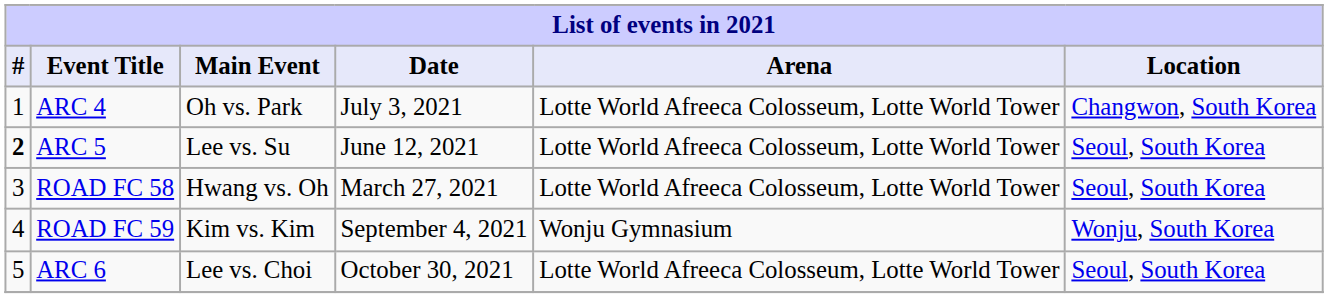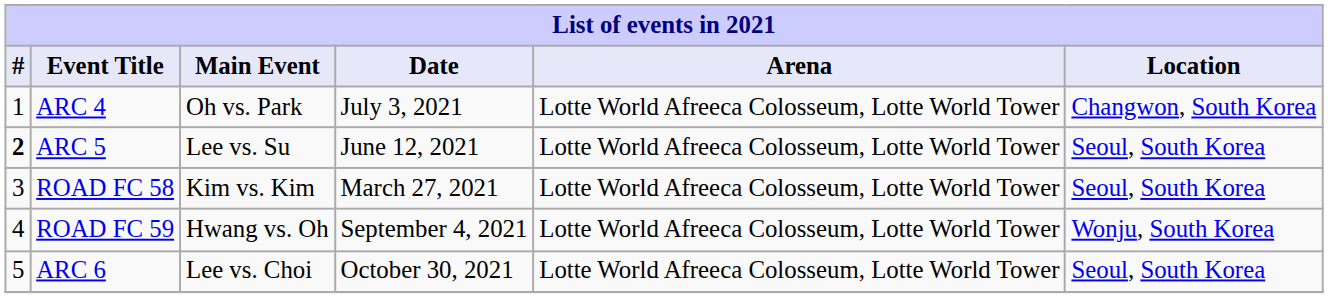(257, 188) Hwang vs. Oh -> (250, 188) Kim vs. Kim
(250, 229) Kim vs. Kim -> (257, 229) Hwang vs. Oh
(636, 229) Wonju Gymnasium -> (799, 229) Lotte World Afreeca Colosseum, Lotte World Tower
